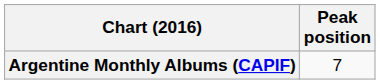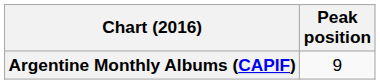(337, 65) 7 -> (337, 65) 9
